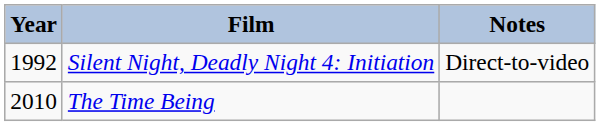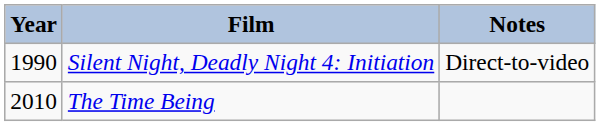(34, 62) 1992 -> (34, 62) 1990
